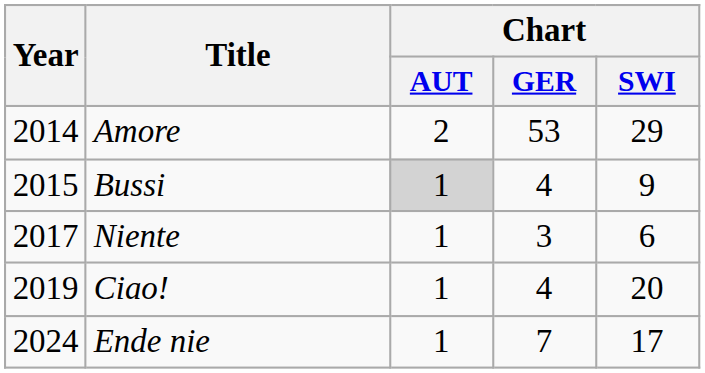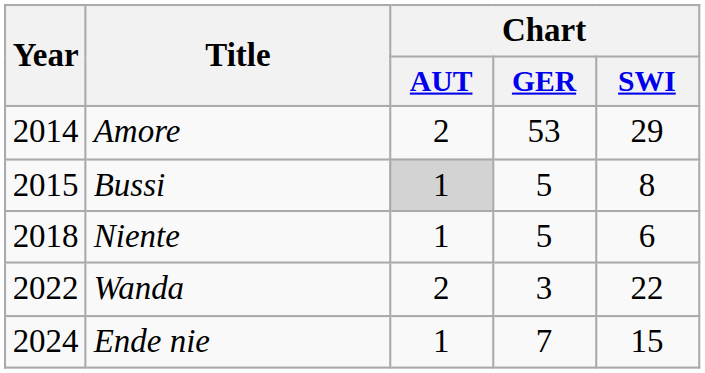(544, 184) 4 -> (544, 184) 5
(647, 184) 9 -> (647, 184) 8
(46, 236) 2017 -> (46, 236) 2018
(544, 236) 3 -> (544, 236) 5
- row: (131, 288)
+ row: (139, 288)
(647, 340) 17 -> (647, 340) 15
